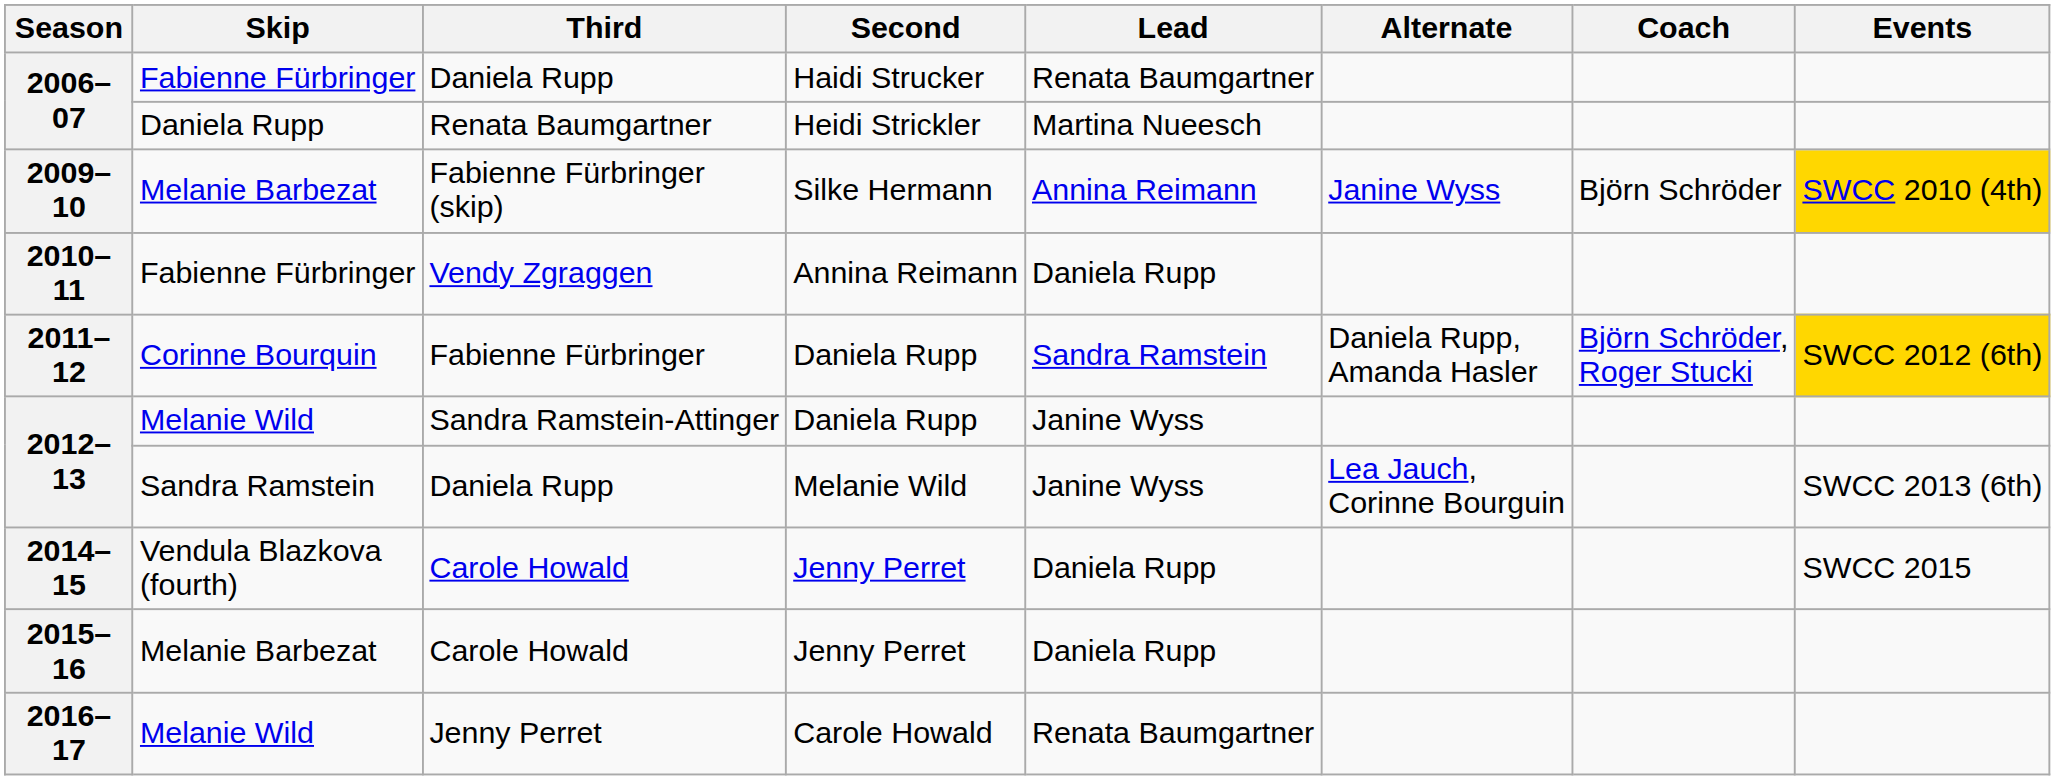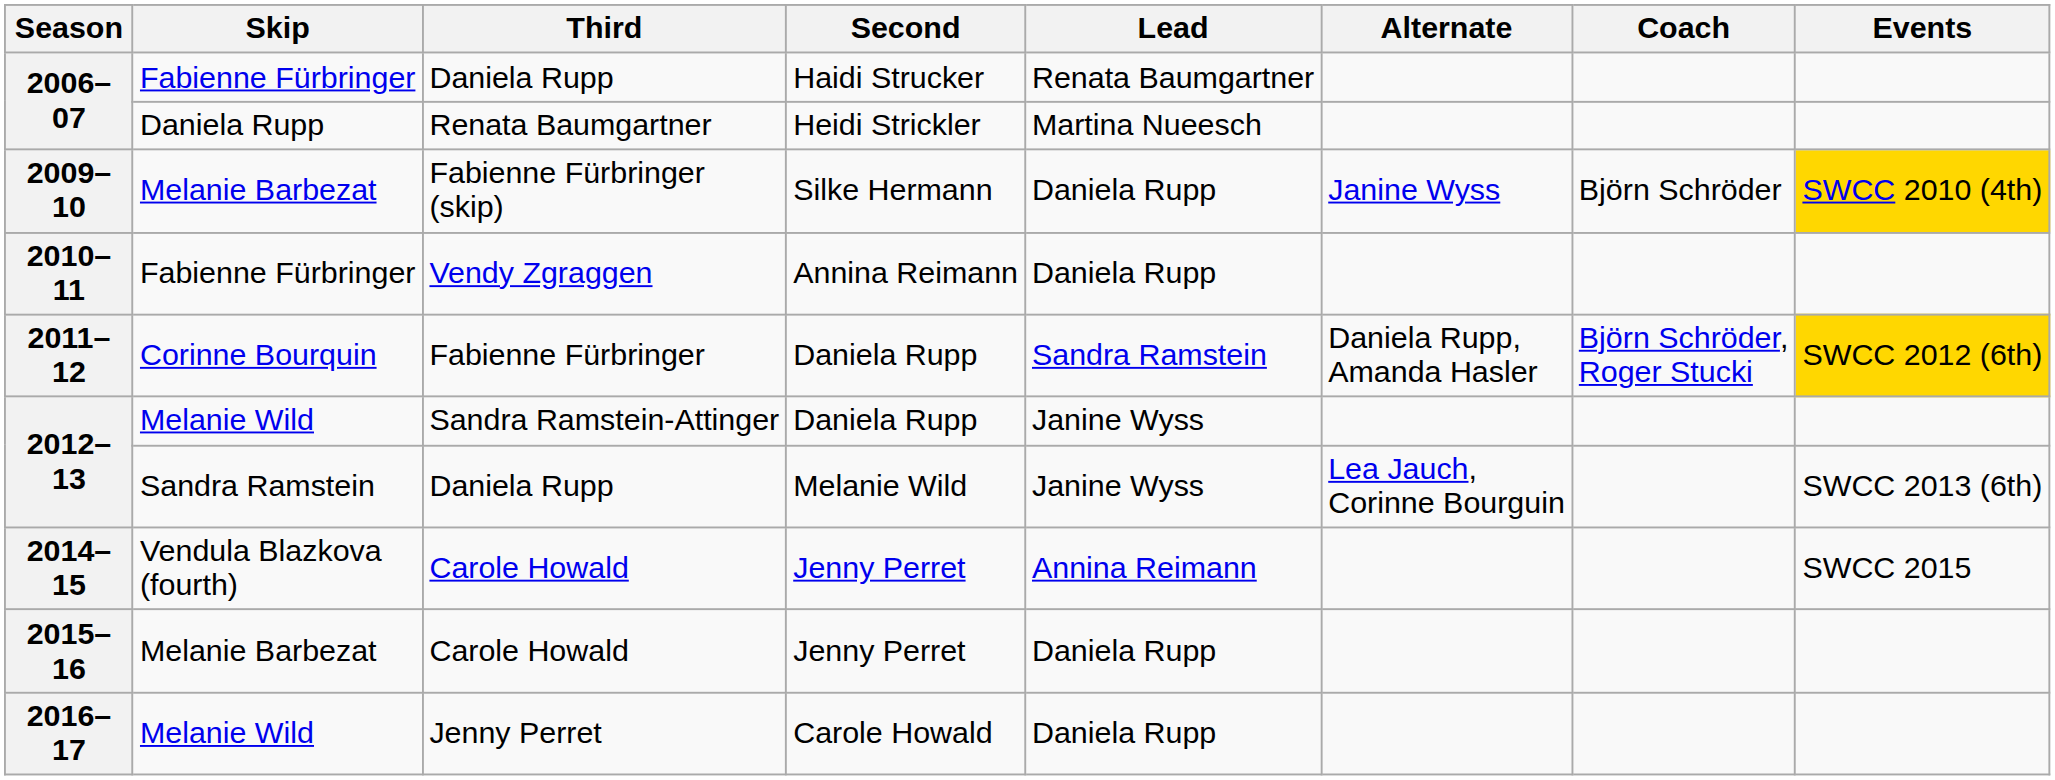(1144, 190) Annina Reimann -> (1124, 190) Daniela Rupp
(1124, 568) Daniela Rupp -> (1144, 568) Annina Reimann
(1173, 733) Renata Baumgartner -> (1124, 733) Daniela Rupp
